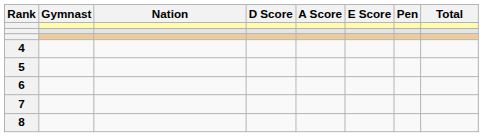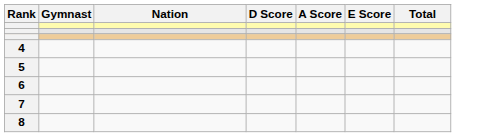- column: (407, 13)
